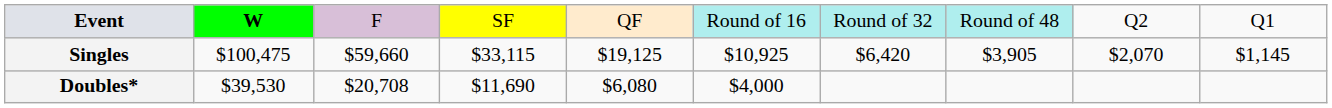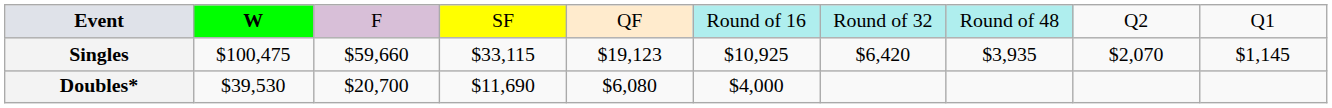(630, 54) $19,125 -> (630, 54) $19,123
(1009, 54) $3,905 -> (1009, 54) $3,935
(376, 86) $20,708 -> (376, 86) $20,700
